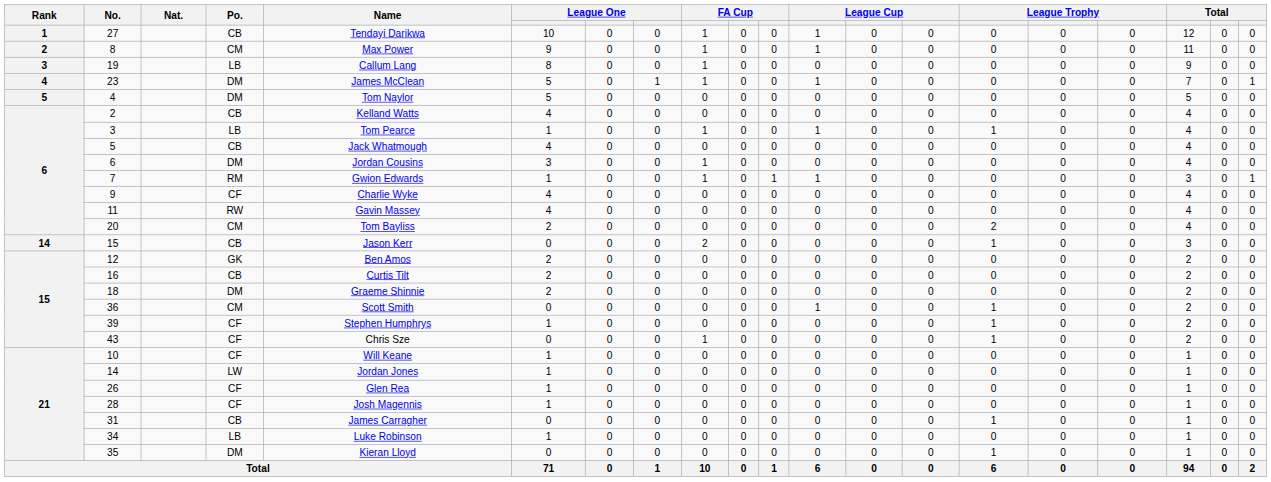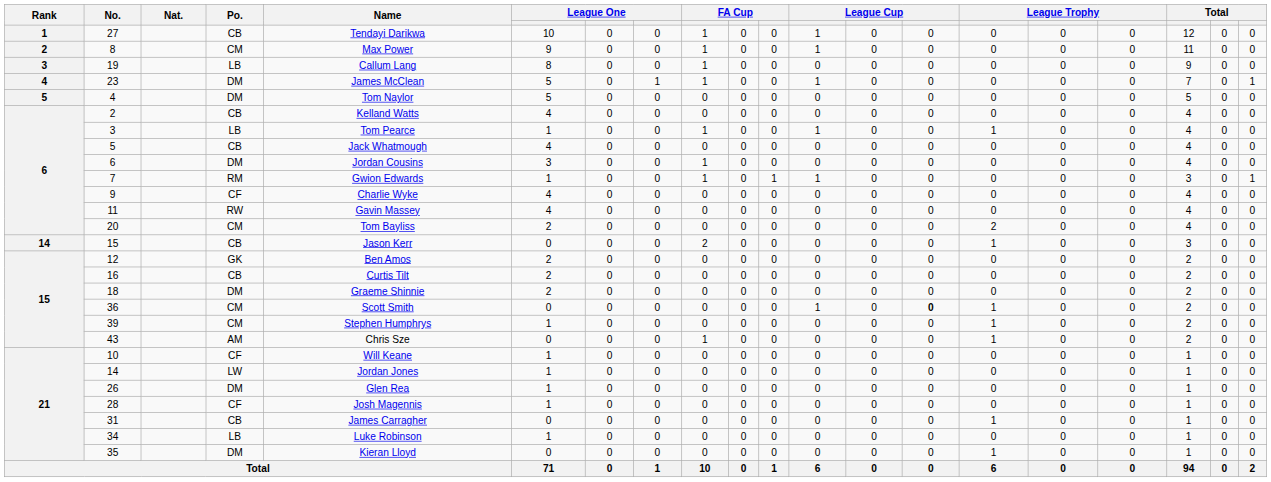(931, 308) normal -> (931, 308) bold
(235, 324) CF -> (235, 324) CM
(235, 340) CF -> (235, 340) AM
(235, 388) CF -> (235, 388) DM
